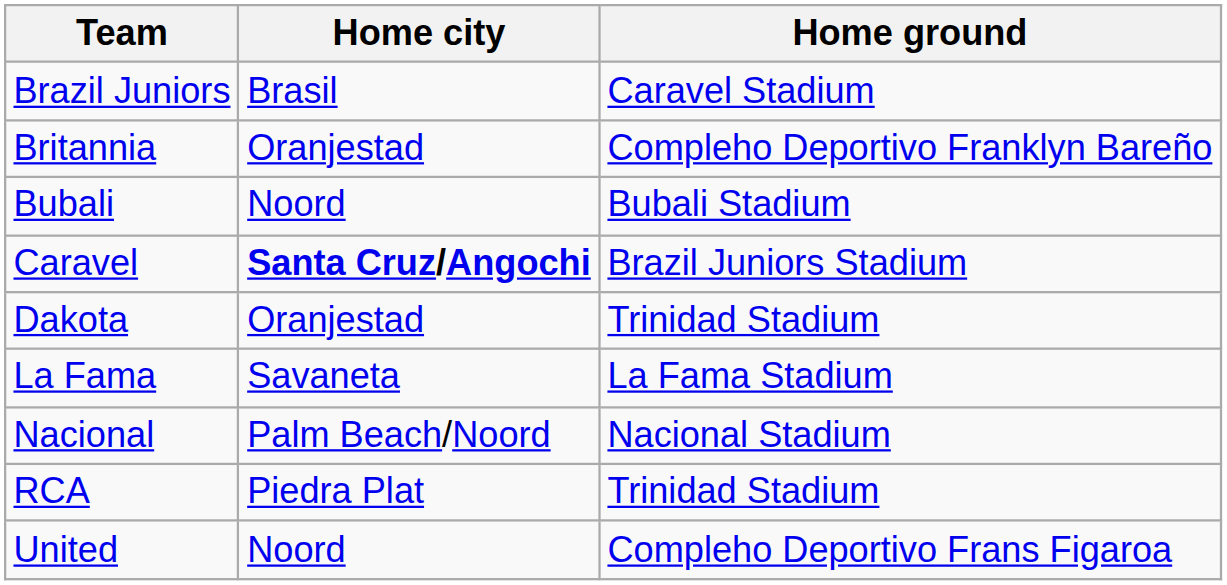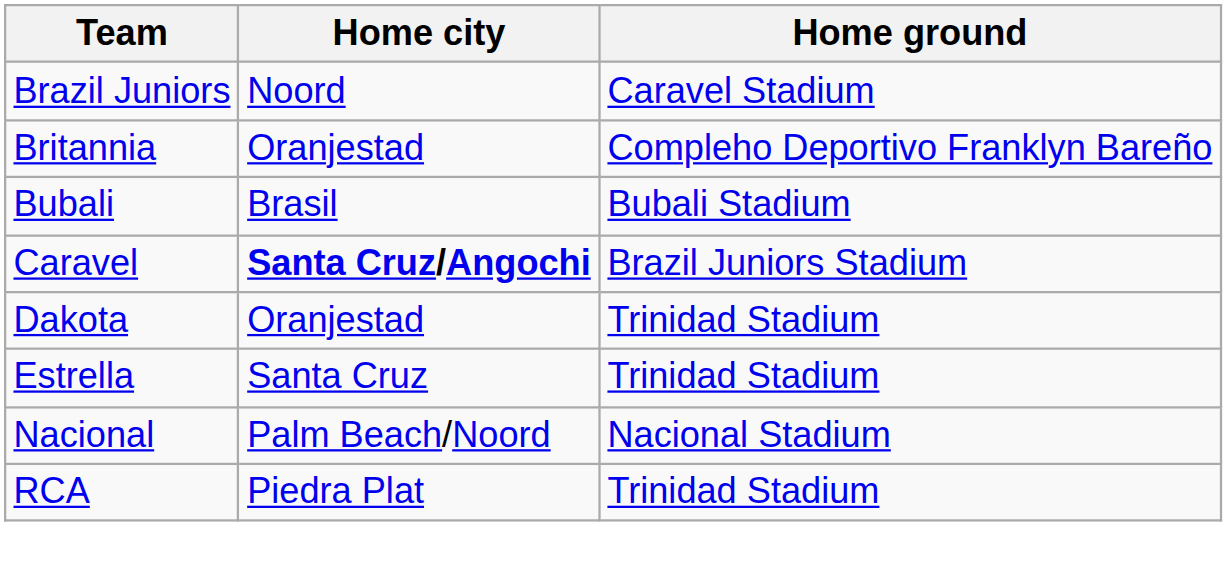(292, 90) Brasil -> (296, 90) Noord
(296, 205) Noord -> (292, 205) Brasil
+ row: (74, 377)
- row: (85, 377)
- row: (66, 549)
